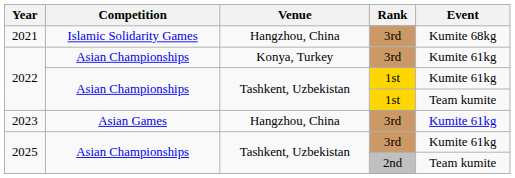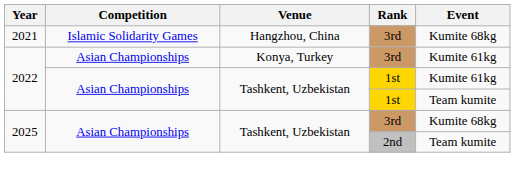- row: (25, 121)
(463, 142) Kumite 61kg -> (463, 121) Kumite 68kg
